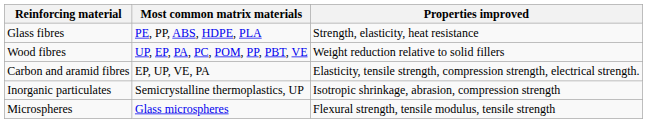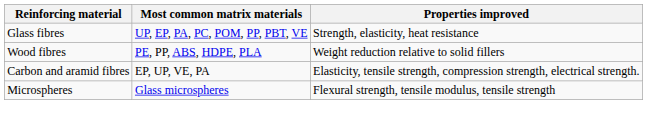(198, 33) PE, PP, ABS, HDPE, PLA -> (221, 33) UP, EP, PA, PC, POM, PP, PBT, VE
(221, 52) UP, EP, PA, PC, POM, PP, PBT, VE -> (198, 52) PE, PP, ABS, HDPE, PLA
- row: (59, 90)
